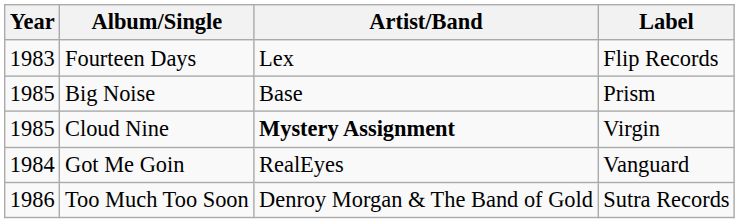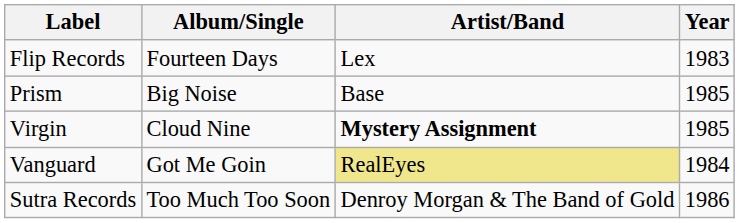columns swapped: (32, 22) <-> (666, 22)
(301, 164) no background -> (383, 164) khaki background
